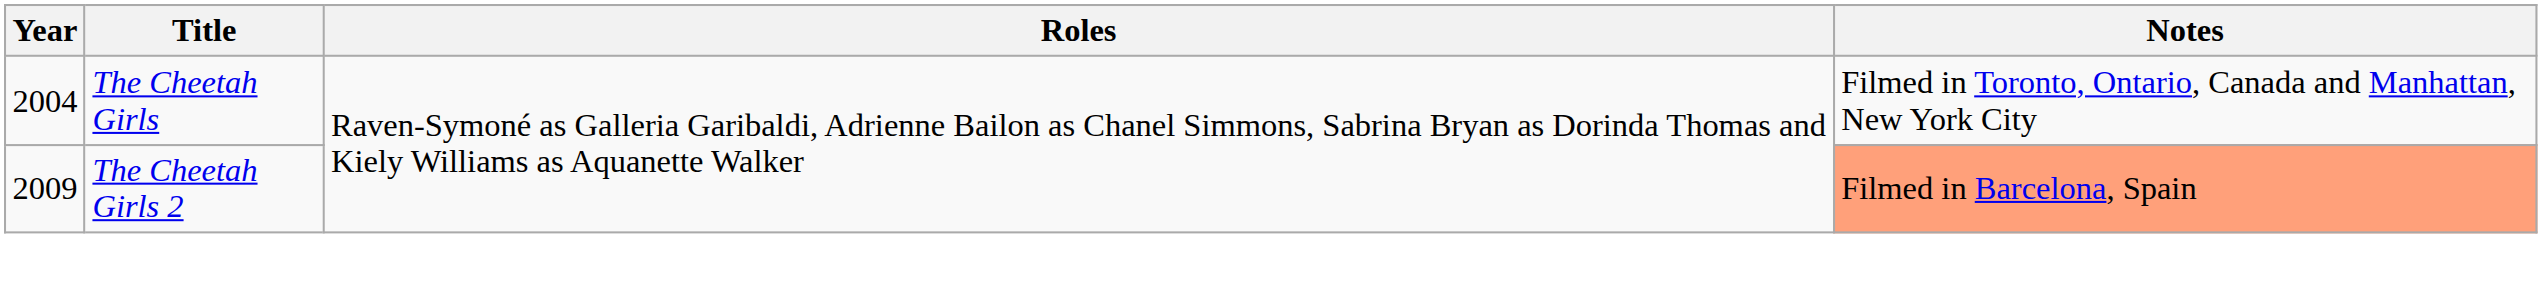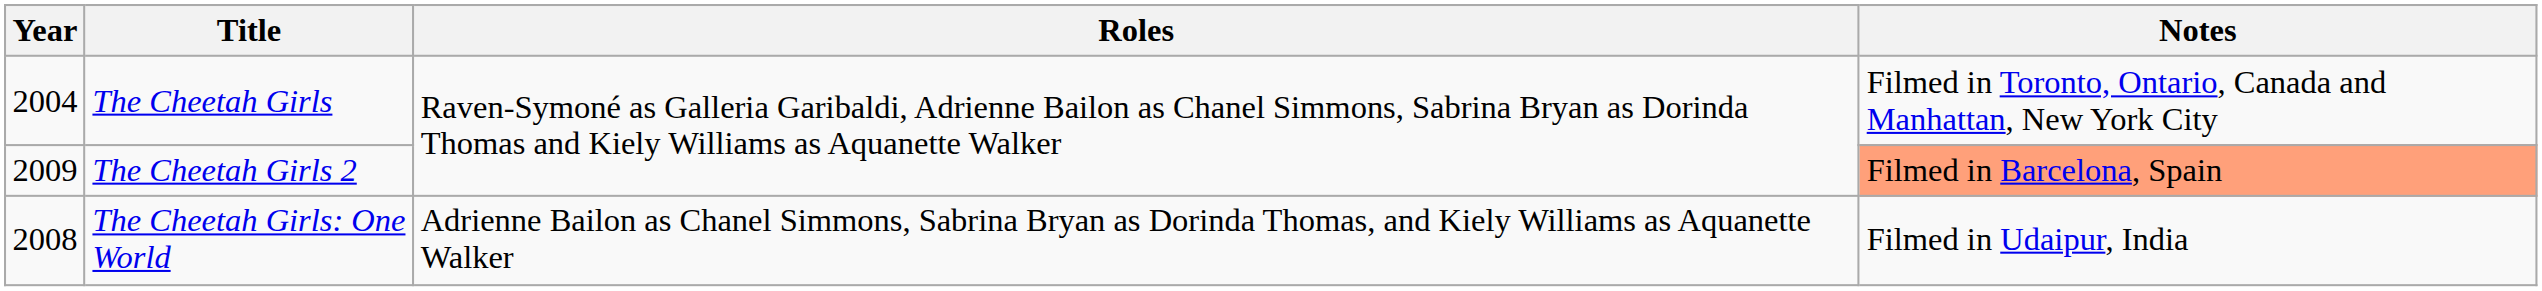+ row: (249, 239)
